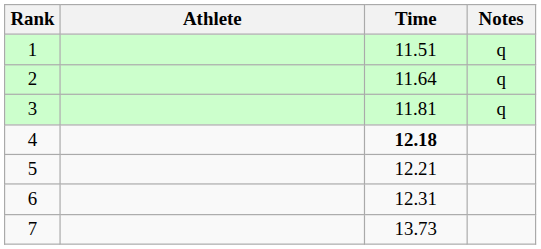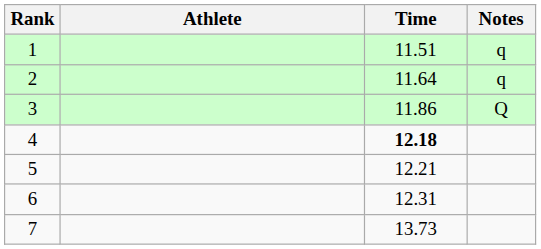(416, 109) 11.81 -> (416, 109) 11.86
(501, 109) q -> (501, 109) Q
